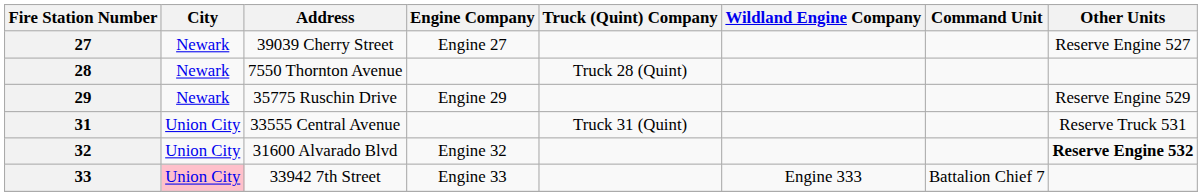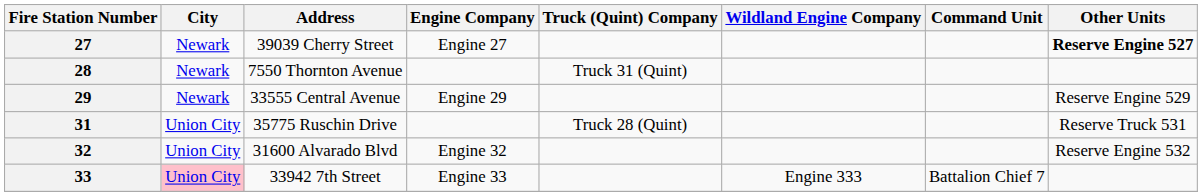(1123, 44) normal -> (1123, 44) bold
(630, 71) Truck 28 (Quint) -> (630, 71) Truck 31 (Quint)
(325, 97) 35775 Ruschin Drive -> (325, 97) 33555 Central Avenue
(325, 124) 33555 Central Avenue -> (325, 124) 35775 Ruschin Drive
(630, 124) Truck 31 (Quint) -> (630, 124) Truck 28 (Quint)
(1123, 151) bold -> (1123, 151) normal
